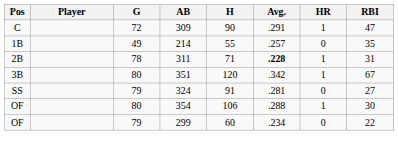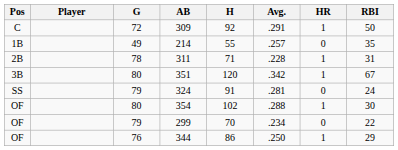(230, 28) 90 -> (230, 28) 92
(370, 28) 47 -> (370, 28) 50
(277, 59) bold -> (277, 59) normal
(370, 91) 27 -> (370, 91) 24
(230, 106) 106 -> (230, 106) 102
(230, 122) 60 -> (230, 122) 70
+ row: (183, 138)
